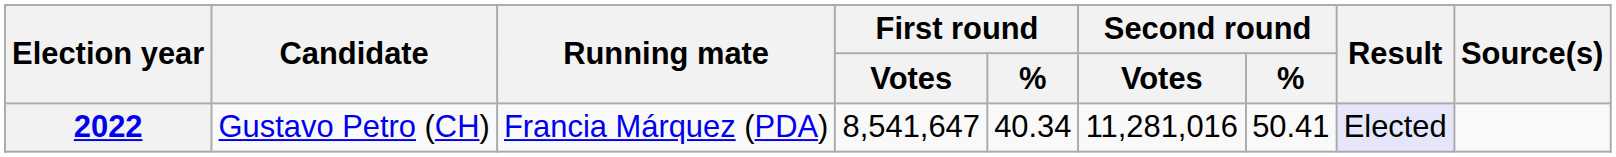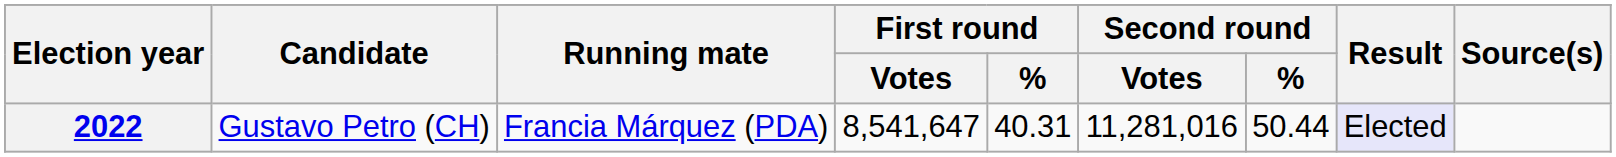(1033, 126) 40.34 -> (1033, 126) 40.31
(1291, 126) 50.41 -> (1291, 126) 50.44
